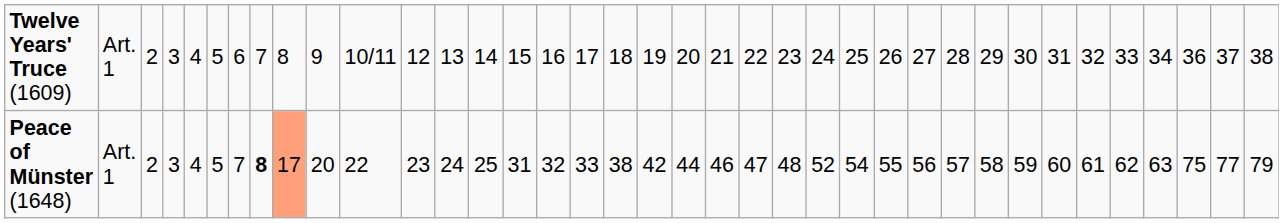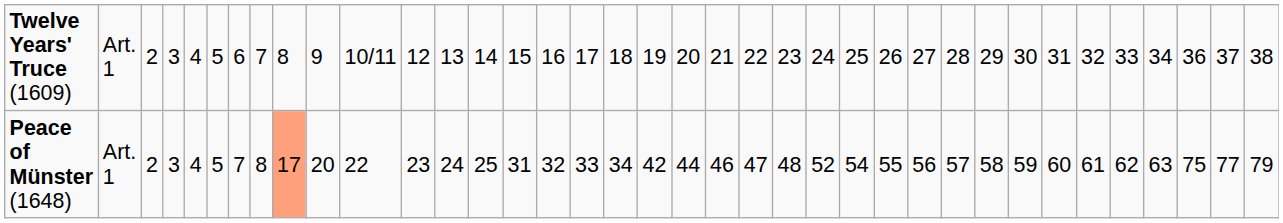(261, 164) bold -> (261, 164) normal
(621, 164) 38 -> (621, 164) 34
